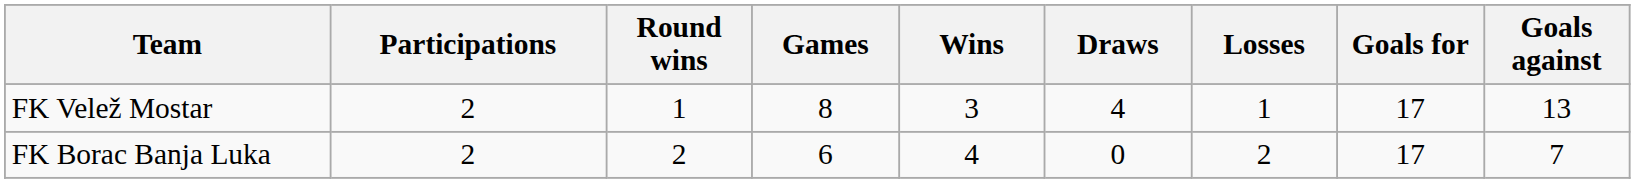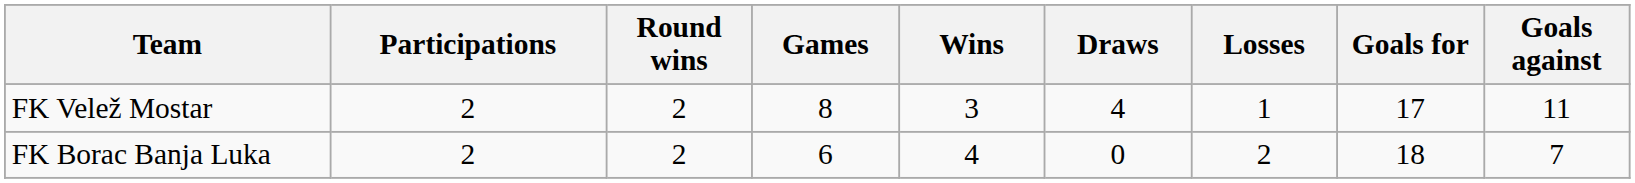(679, 107) 1 -> (679, 107) 2
(1556, 107) 13 -> (1557, 107) 11
(1410, 154) 17 -> (1410, 154) 18
